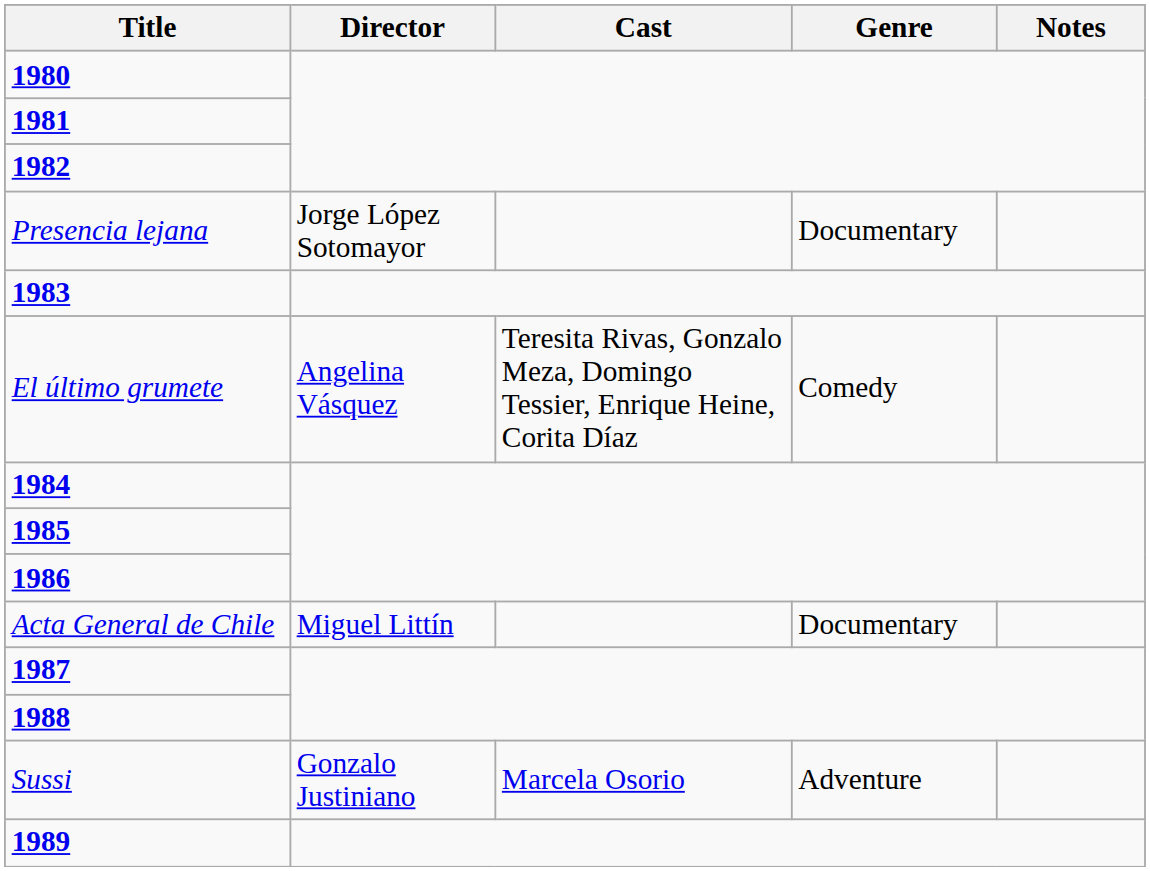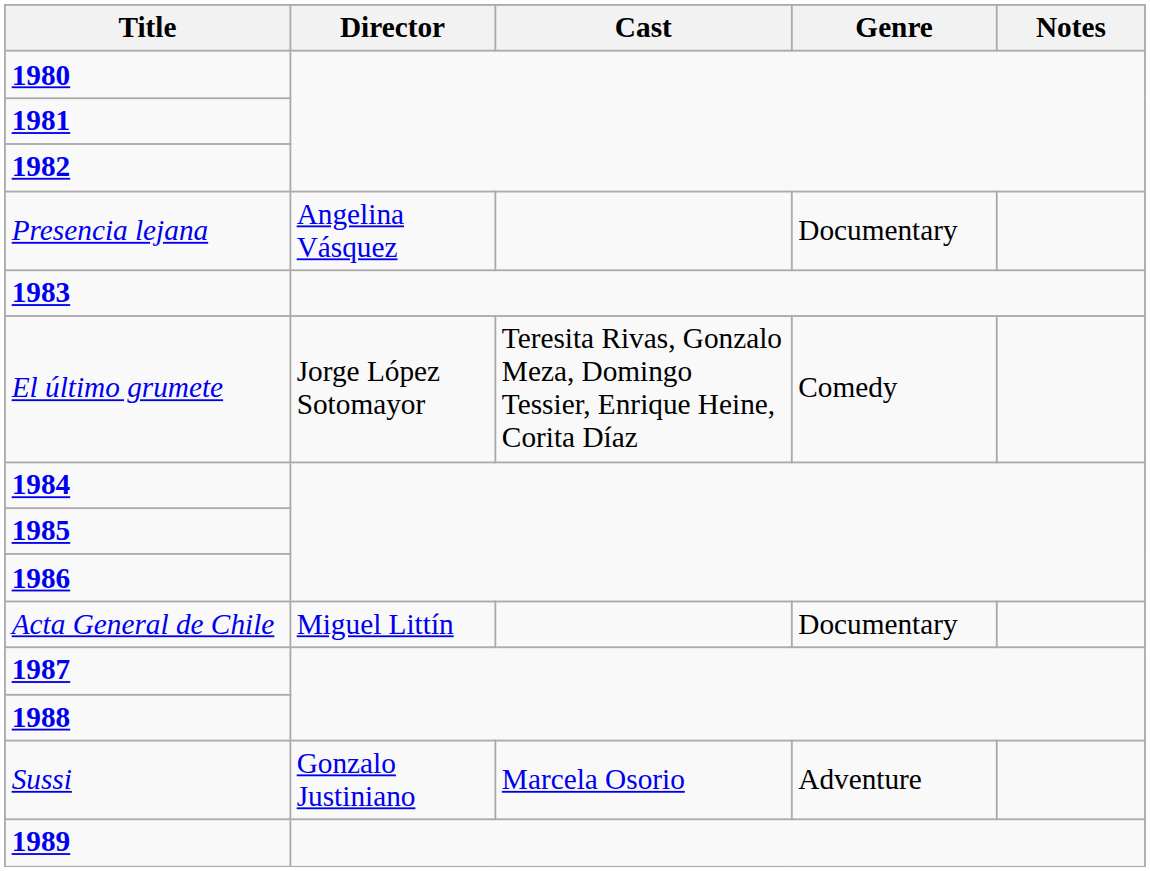(368, 229) Jorge López Sotomayor -> (350, 229) Angelina Vásquez
(350, 388) Angelina Vásquez -> (368, 388) Jorge López Sotomayor
